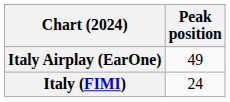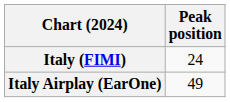rows swapped: (85, 84) <-> (85, 59)
